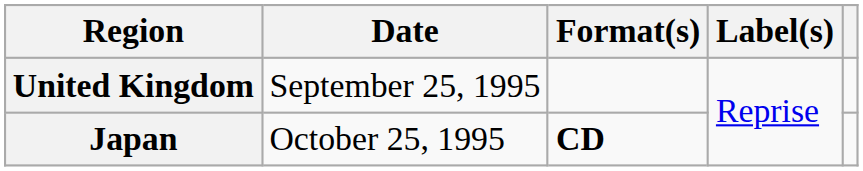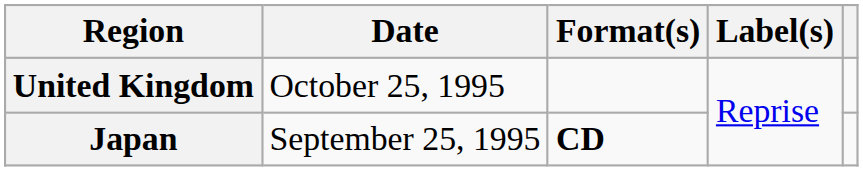(405, 84) September 25, 1995 -> (387, 84) October 25, 1995
(387, 138) October 25, 1995 -> (405, 138) September 25, 1995
